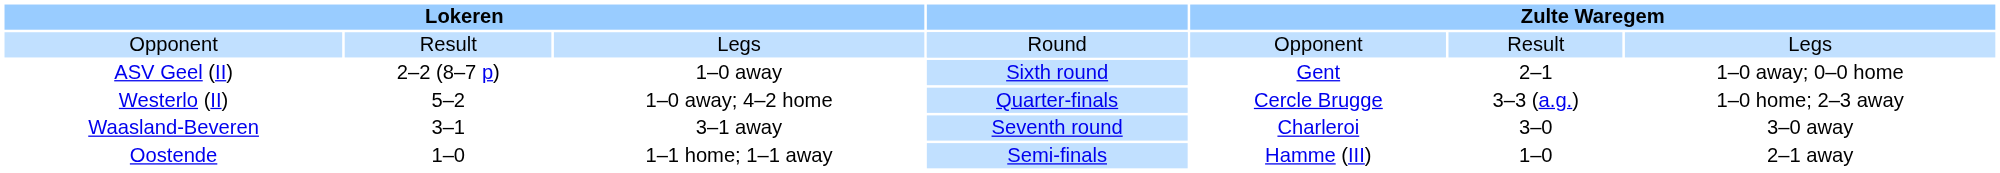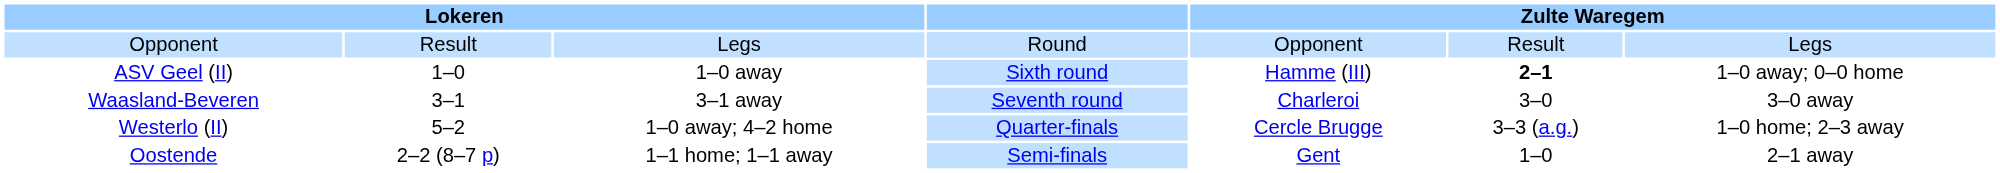(448, 72) 2–2 (8–7 p) -> (448, 72) 1–0
(1318, 72) Gent -> (1318, 72) Hamme (III)
(1536, 72) normal -> (1536, 72) bold
rows swapped: (174, 127) <-> (174, 100)
(448, 155) 1–0 -> (448, 155) 2–2 (8–7 p)
(1318, 155) Hamme (III) -> (1318, 155) Gent
